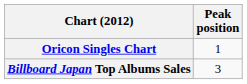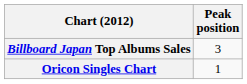rows swapped: (99, 68) <-> (99, 48)
